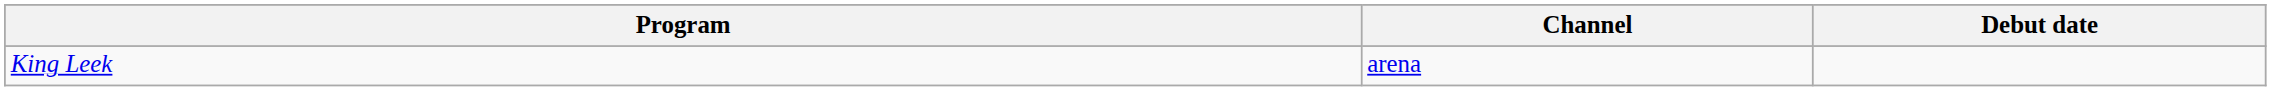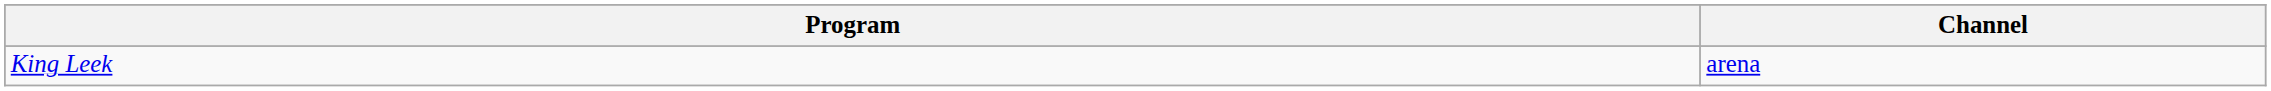- column: (2040, 24)
